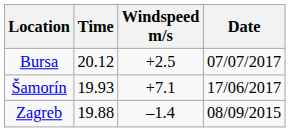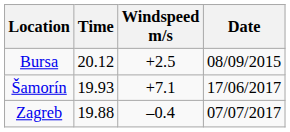(244, 61) 07/07/2017 -> (244, 61) 08/09/2015
(161, 113) –1.4 -> (161, 113) –0.4
(244, 113) 08/09/2015 -> (244, 113) 07/07/2017
